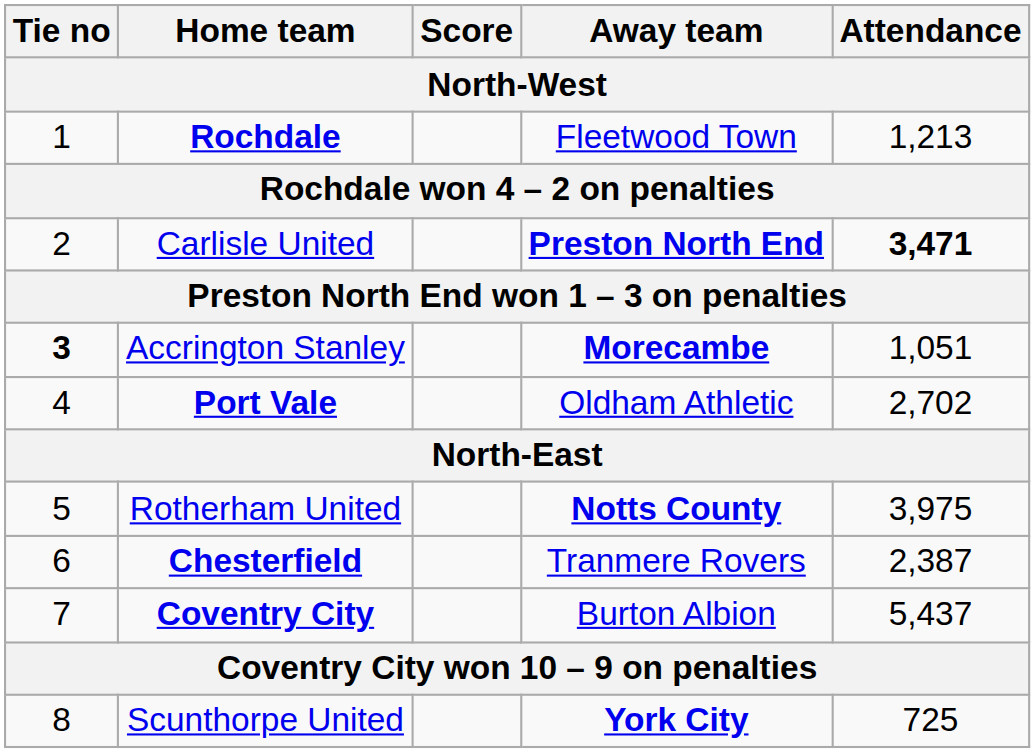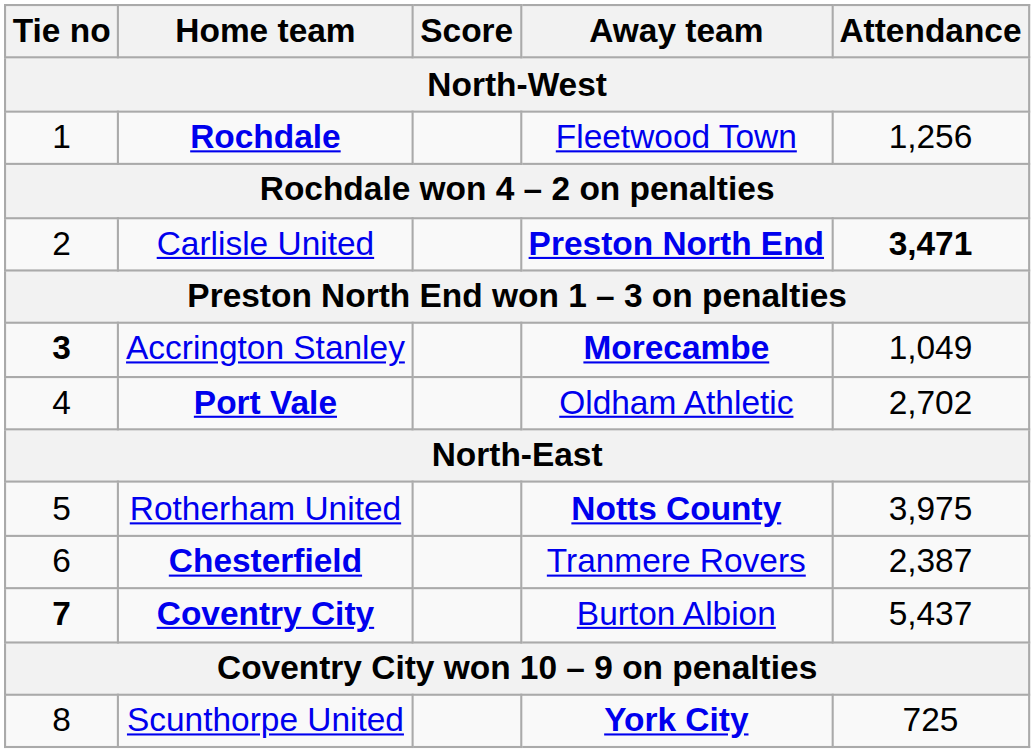(930, 137) 1,213 -> (930, 137) 1,256
(930, 349) 1,051 -> (930, 349) 1,049
(62, 614) normal -> (62, 614) bold
